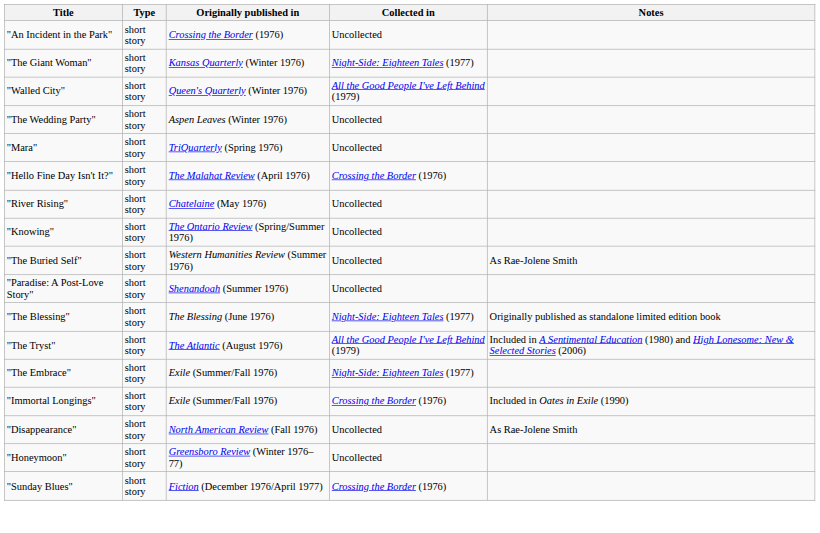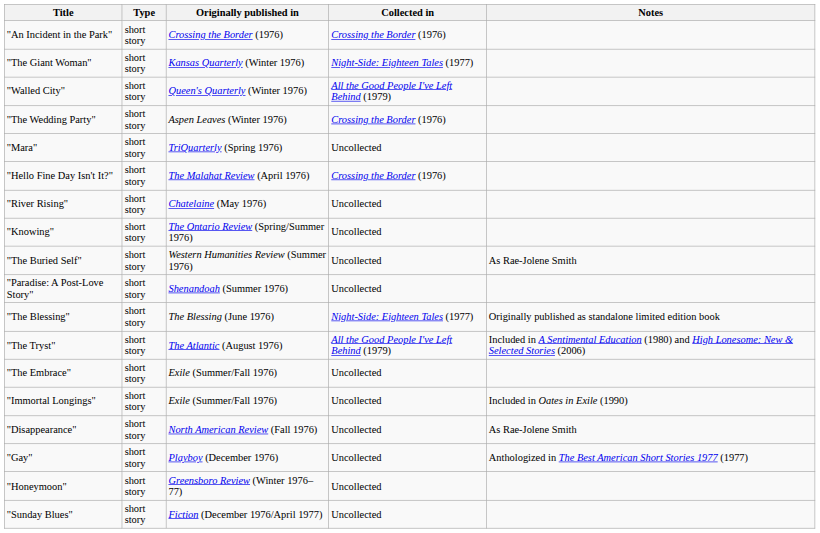(357, 35) Uncollected -> (389, 35) Crossing the Border (1976)
(357, 119) Uncollected -> (389, 119) Crossing the Border (1976)
(403, 373) Night-Side: Eighteen Tales (1977) -> (356, 373) Uncollected
(389, 401) Crossing the Border (1976) -> (356, 401) Uncollected
+ row: (20, 457)
(389, 486) Crossing the Border (1976) -> (356, 514) Uncollected
